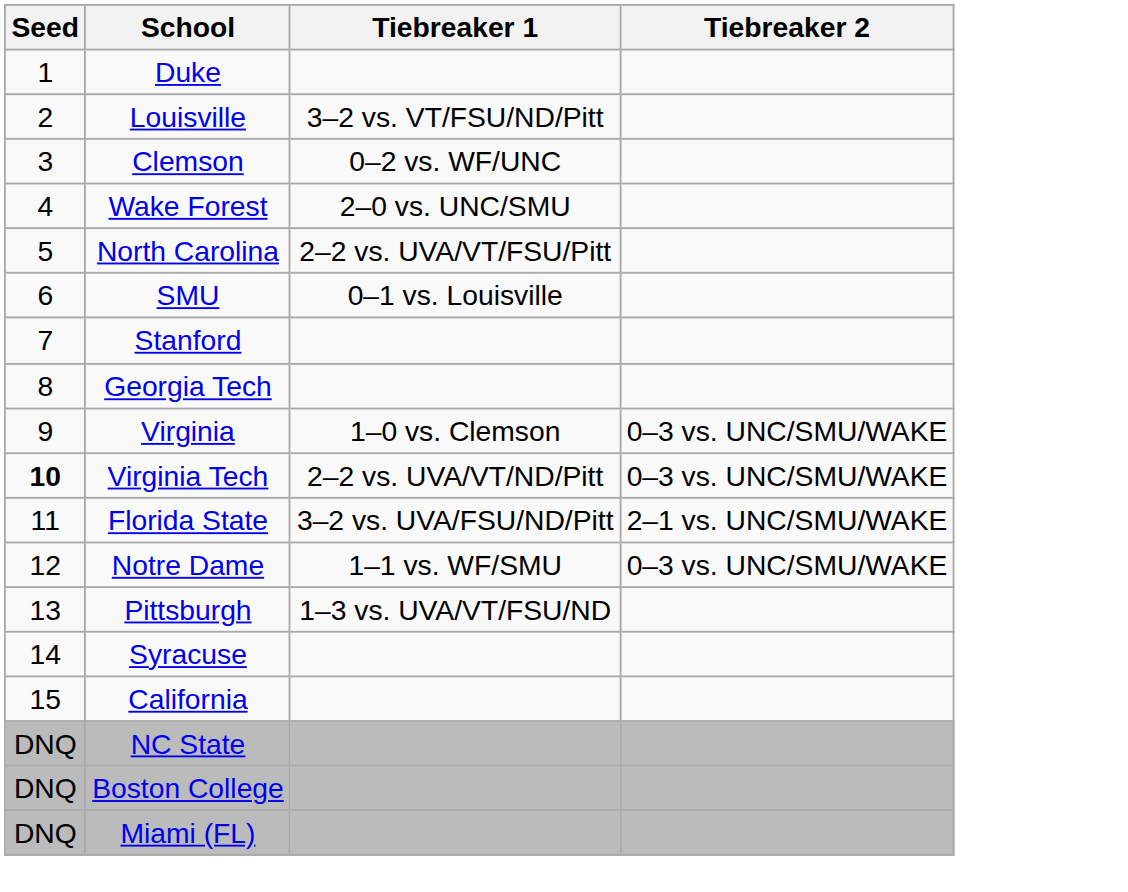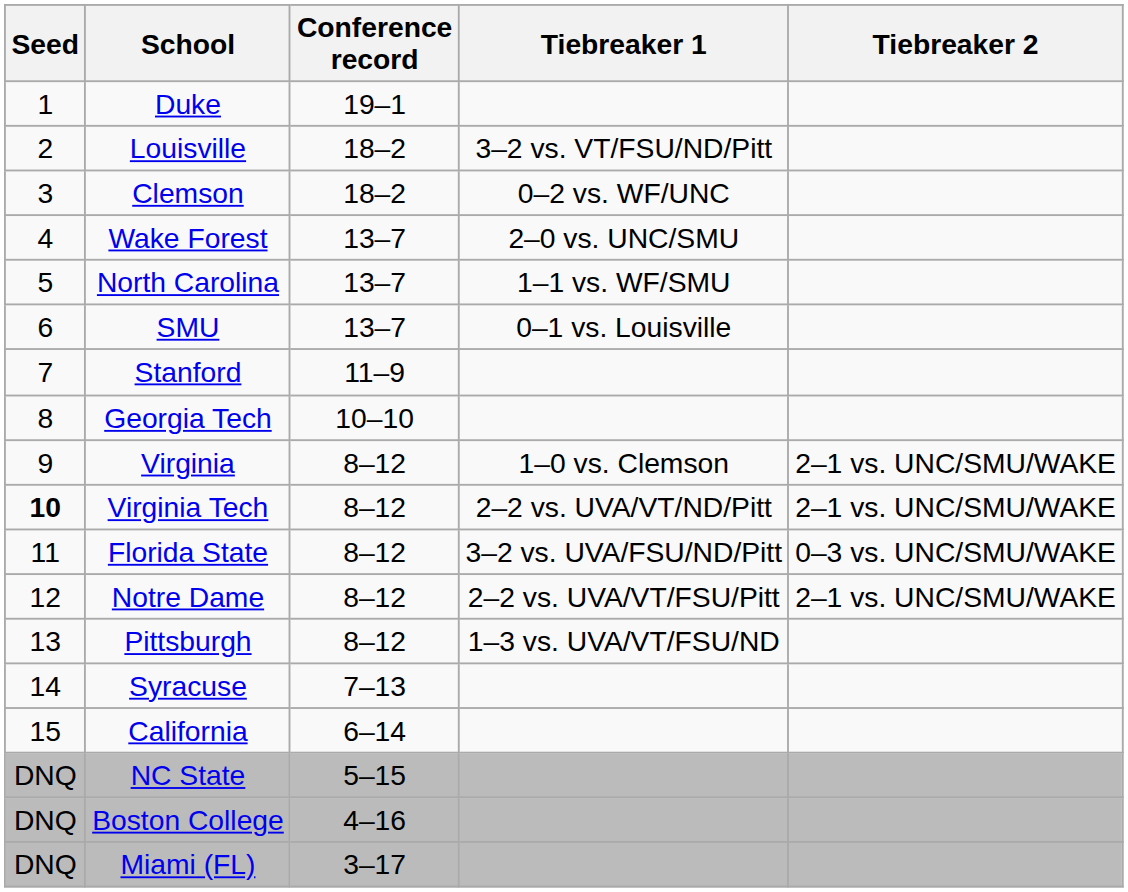+ column: (375, 43)
(455, 251) 2–2 vs. UVA/VT/FSU/Pitt -> (624, 283) 1–1 vs. WF/SMU
(787, 430) 0–3 vs. UNC/SMU/WAKE -> (956, 462) 2–1 vs. UNC/SMU/WAKE
(787, 475) 0–3 vs. UNC/SMU/WAKE -> (956, 507) 2–1 vs. UNC/SMU/WAKE
(787, 520) 2–1 vs. UNC/SMU/WAKE -> (956, 551) 0–3 vs. UNC/SMU/WAKE
(455, 565) 1–1 vs. WF/SMU -> (624, 596) 2–2 vs. UVA/VT/FSU/Pitt
(787, 565) 0–3 vs. UNC/SMU/WAKE -> (956, 596) 2–1 vs. UNC/SMU/WAKE
